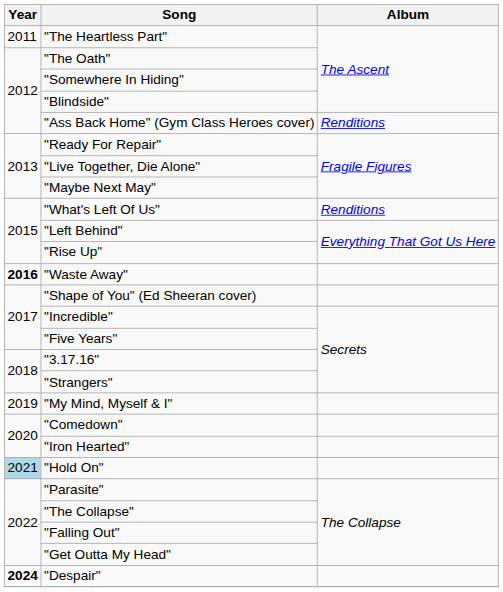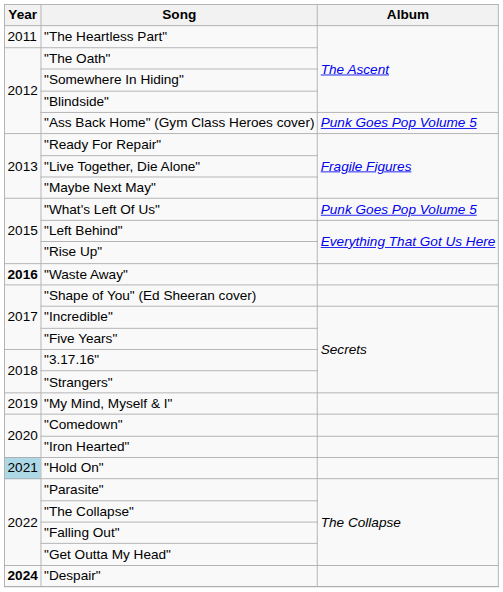(353, 123) Renditions -> (399, 123) Punk Goes Pop Volume 5
(353, 209) Renditions -> (399, 209) Punk Goes Pop Volume 5
